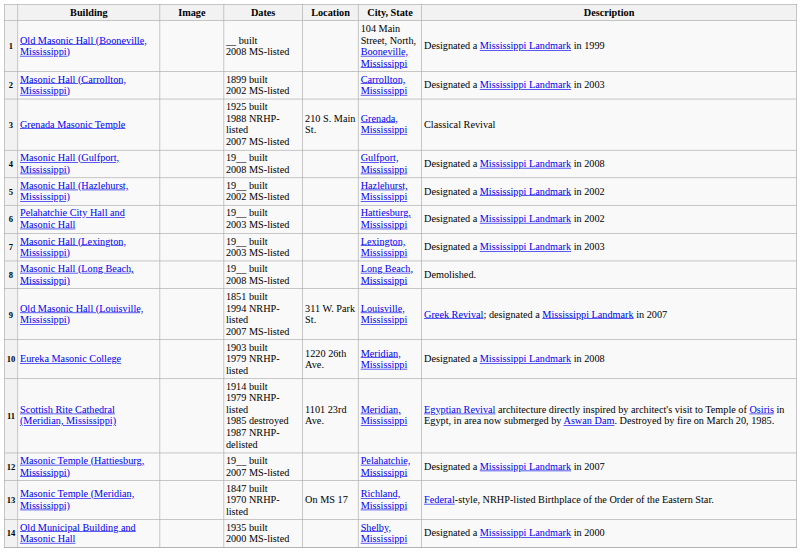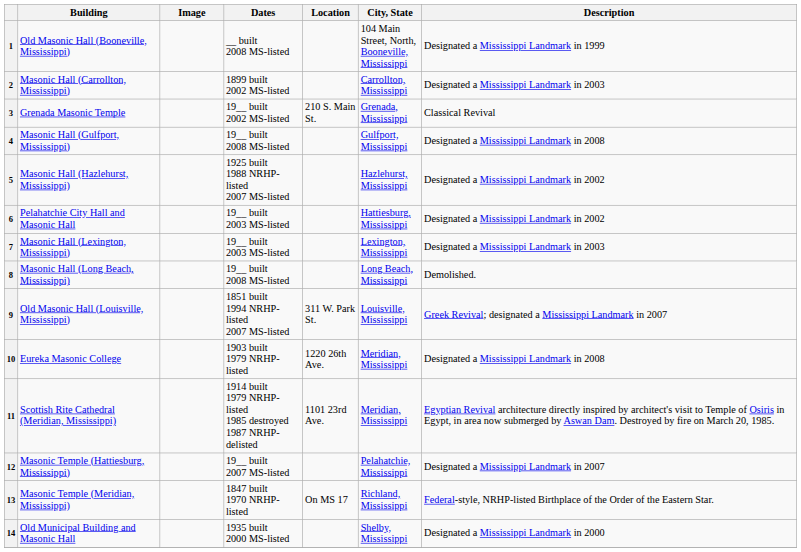(258, 124) 1925 built 1988 NRHP-listed 2007 MS-listed -> (258, 113) 19__ built 2002 MS-listed
(258, 191) 19__ built 2002 MS-listed -> (258, 180) 1925 built 1988 NRHP-listed 2007 MS-listed
